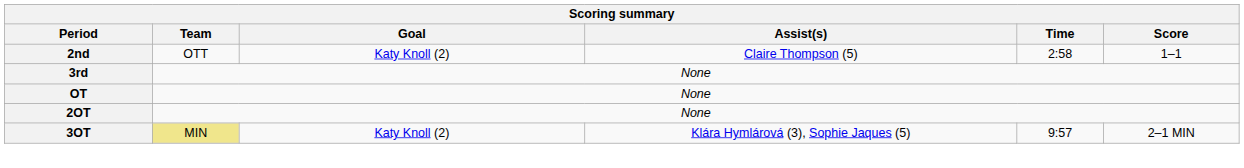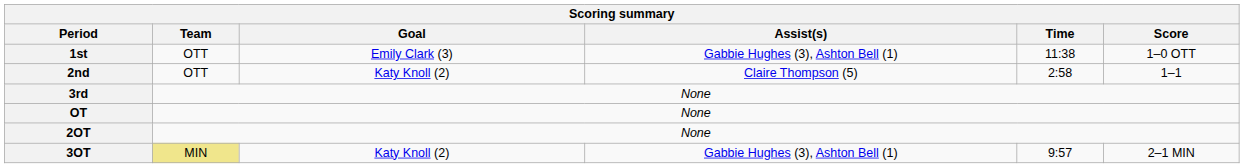+ row: (78, 53)
(801, 133) Klára Hymlárová (3), Sophie Jaques (5) -> (801, 152) Gabbie Hughes (3), Ashton Bell (1)
